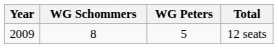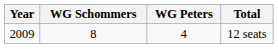(184, 33) 5 -> (184, 33) 4
